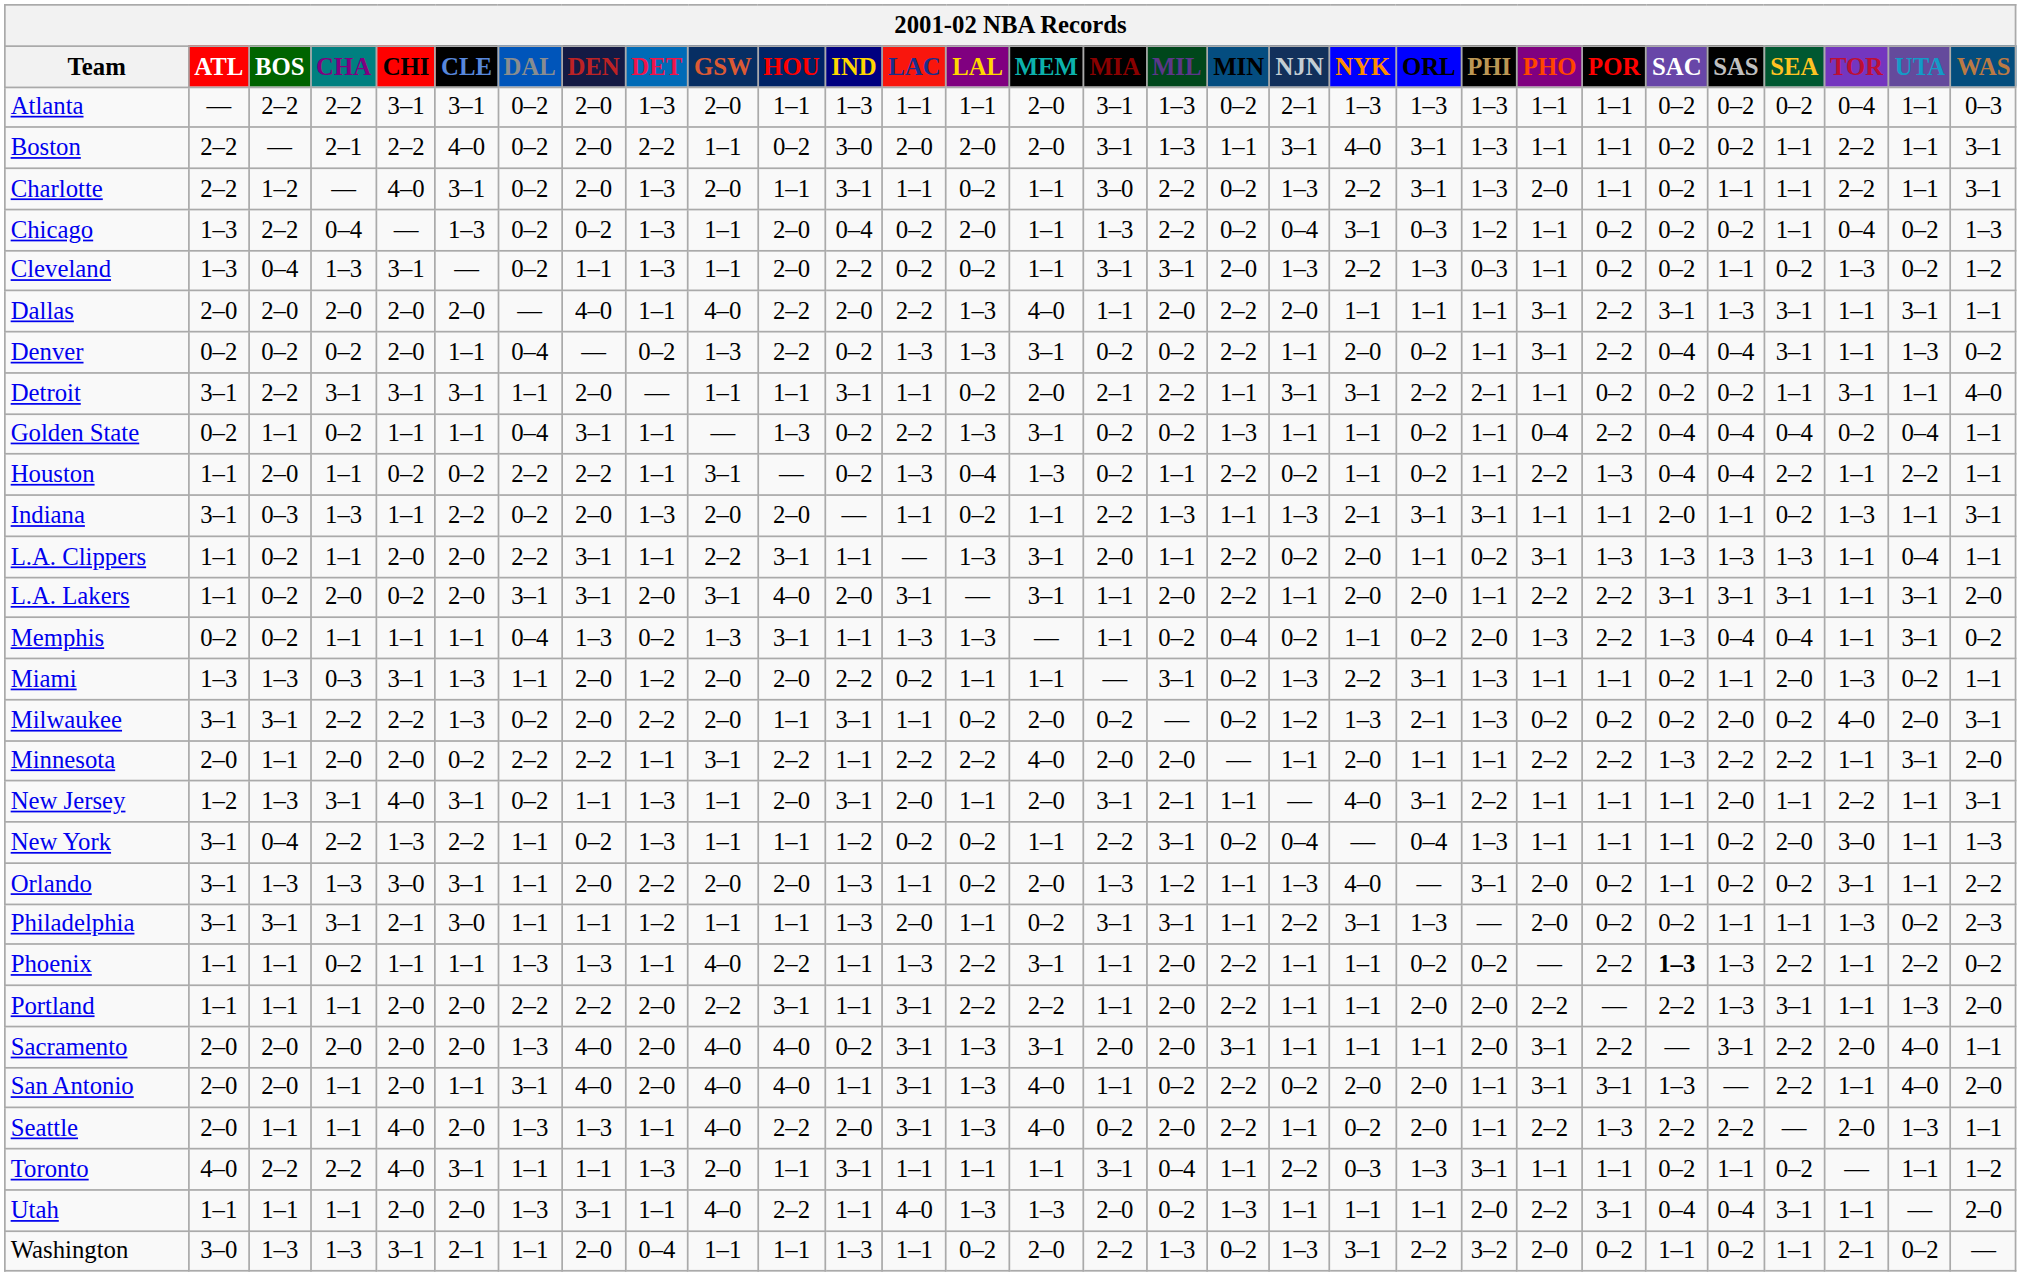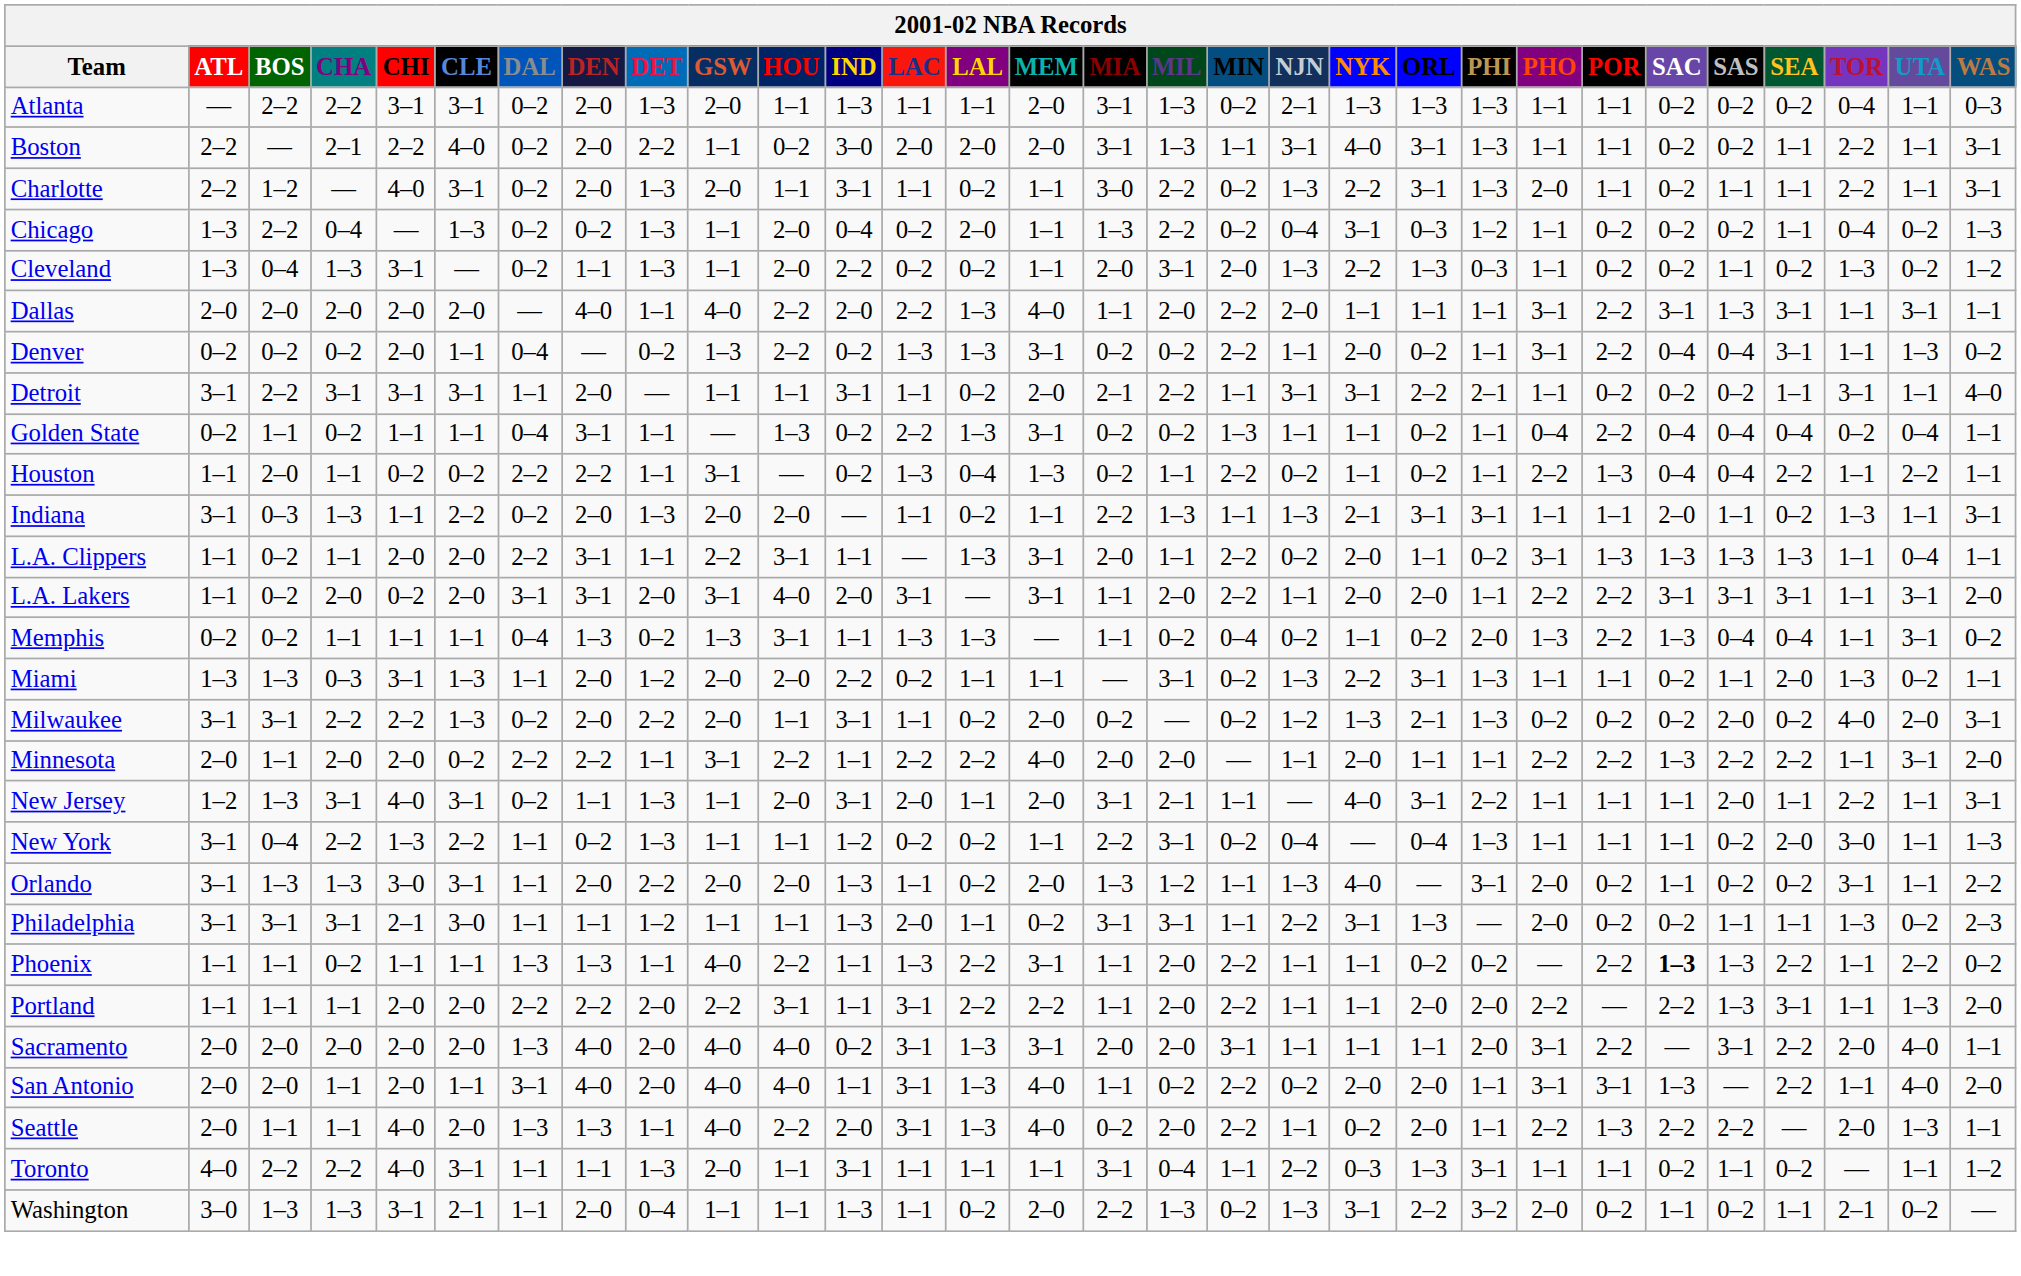(1115, 270) 3–1 -> (1115, 270) 2–0
- row: (35, 1209)
